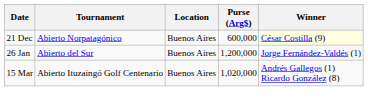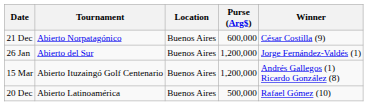(293, 38) lightyellow background -> (293, 38) no background
(239, 73) 1,020,000 -> (239, 73) 1,200,000
+ row: (19, 93)
